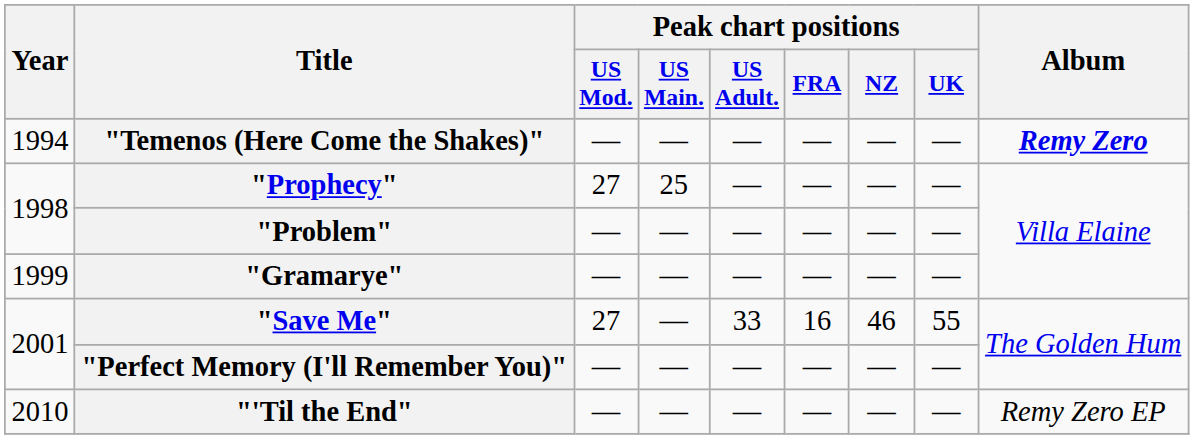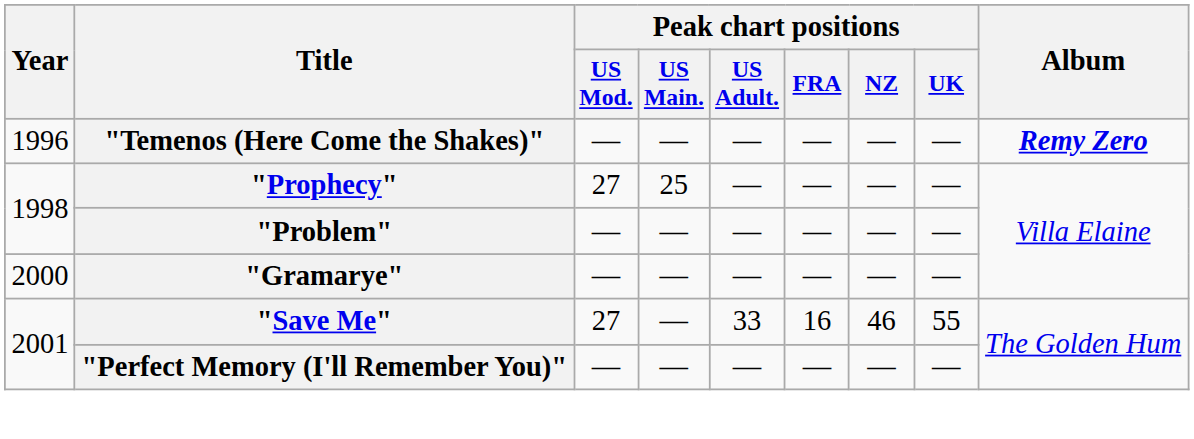(40, 140) 1994 -> (40, 140) 1996
(40, 275) 1999 -> (40, 275) 2000
- row: (324, 411)
